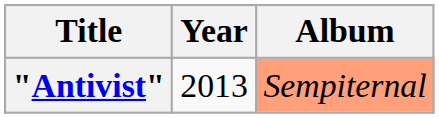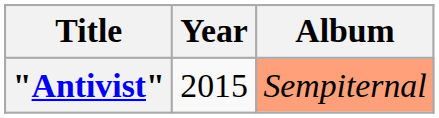(214, 84) 2013 -> (214, 84) 2015
